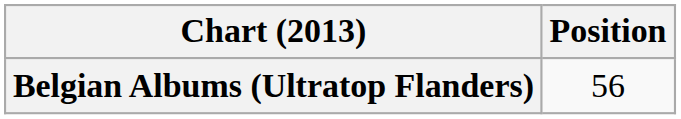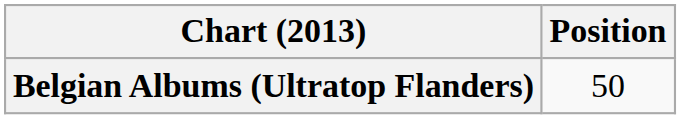(608, 85) 56 -> (608, 85) 50
